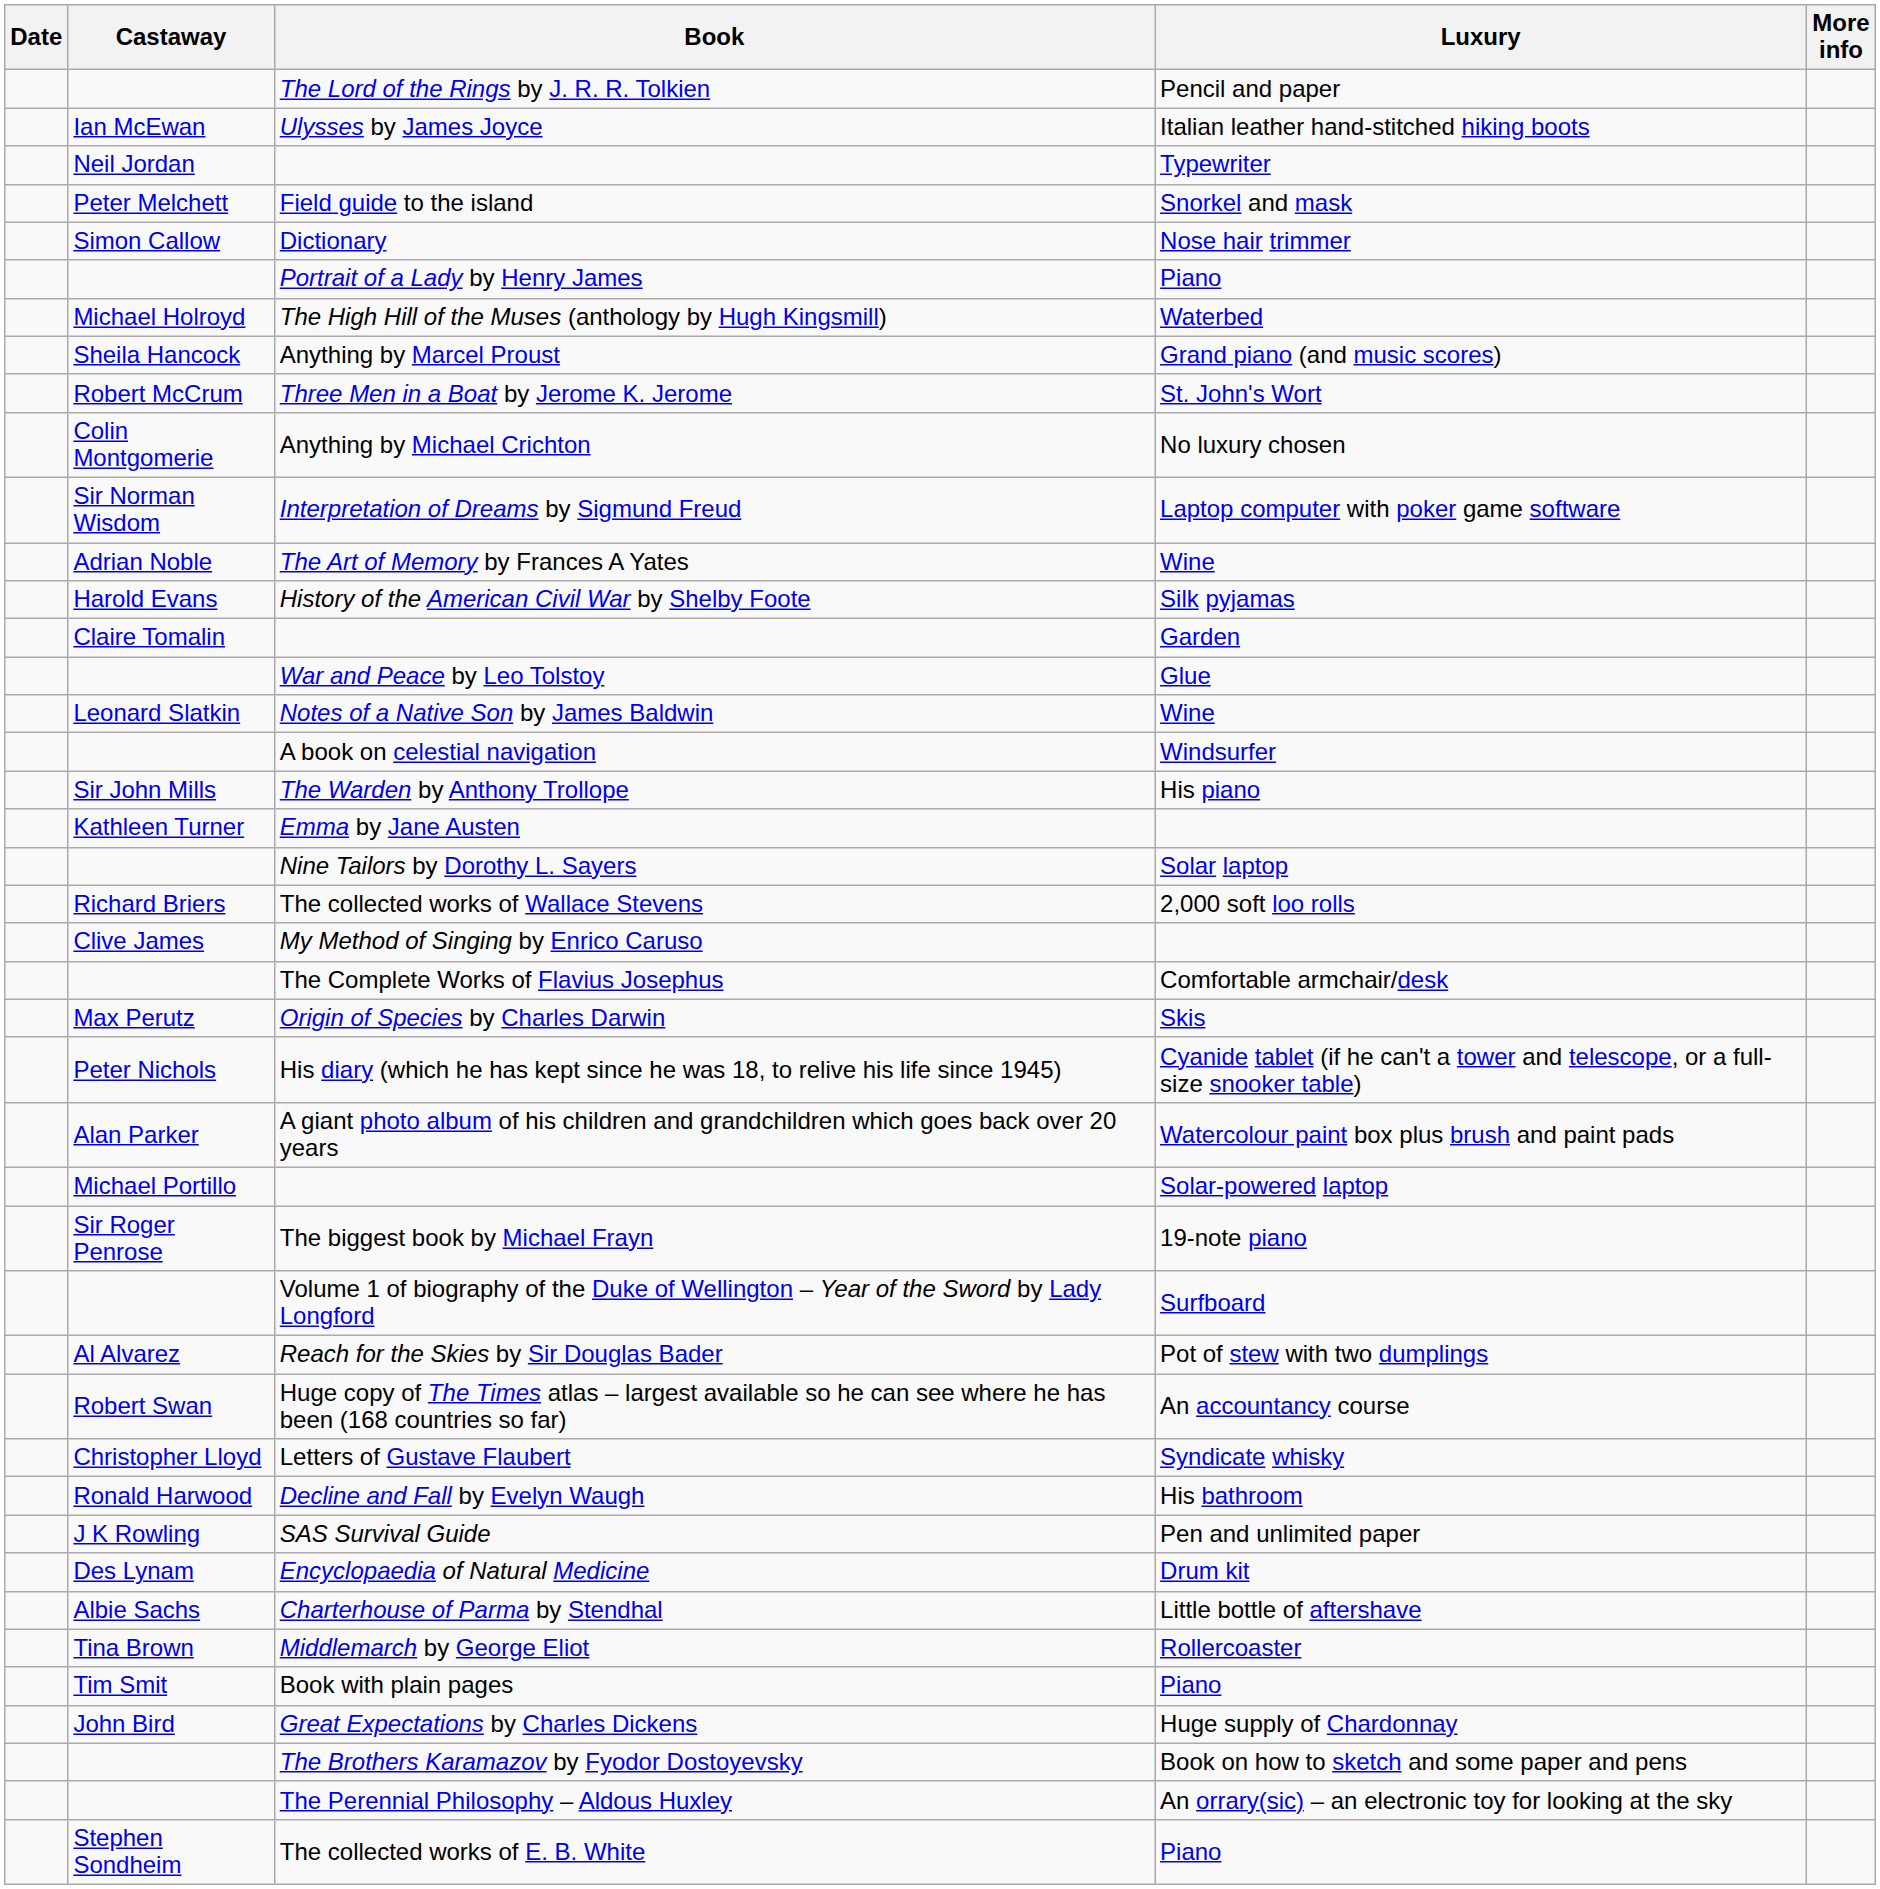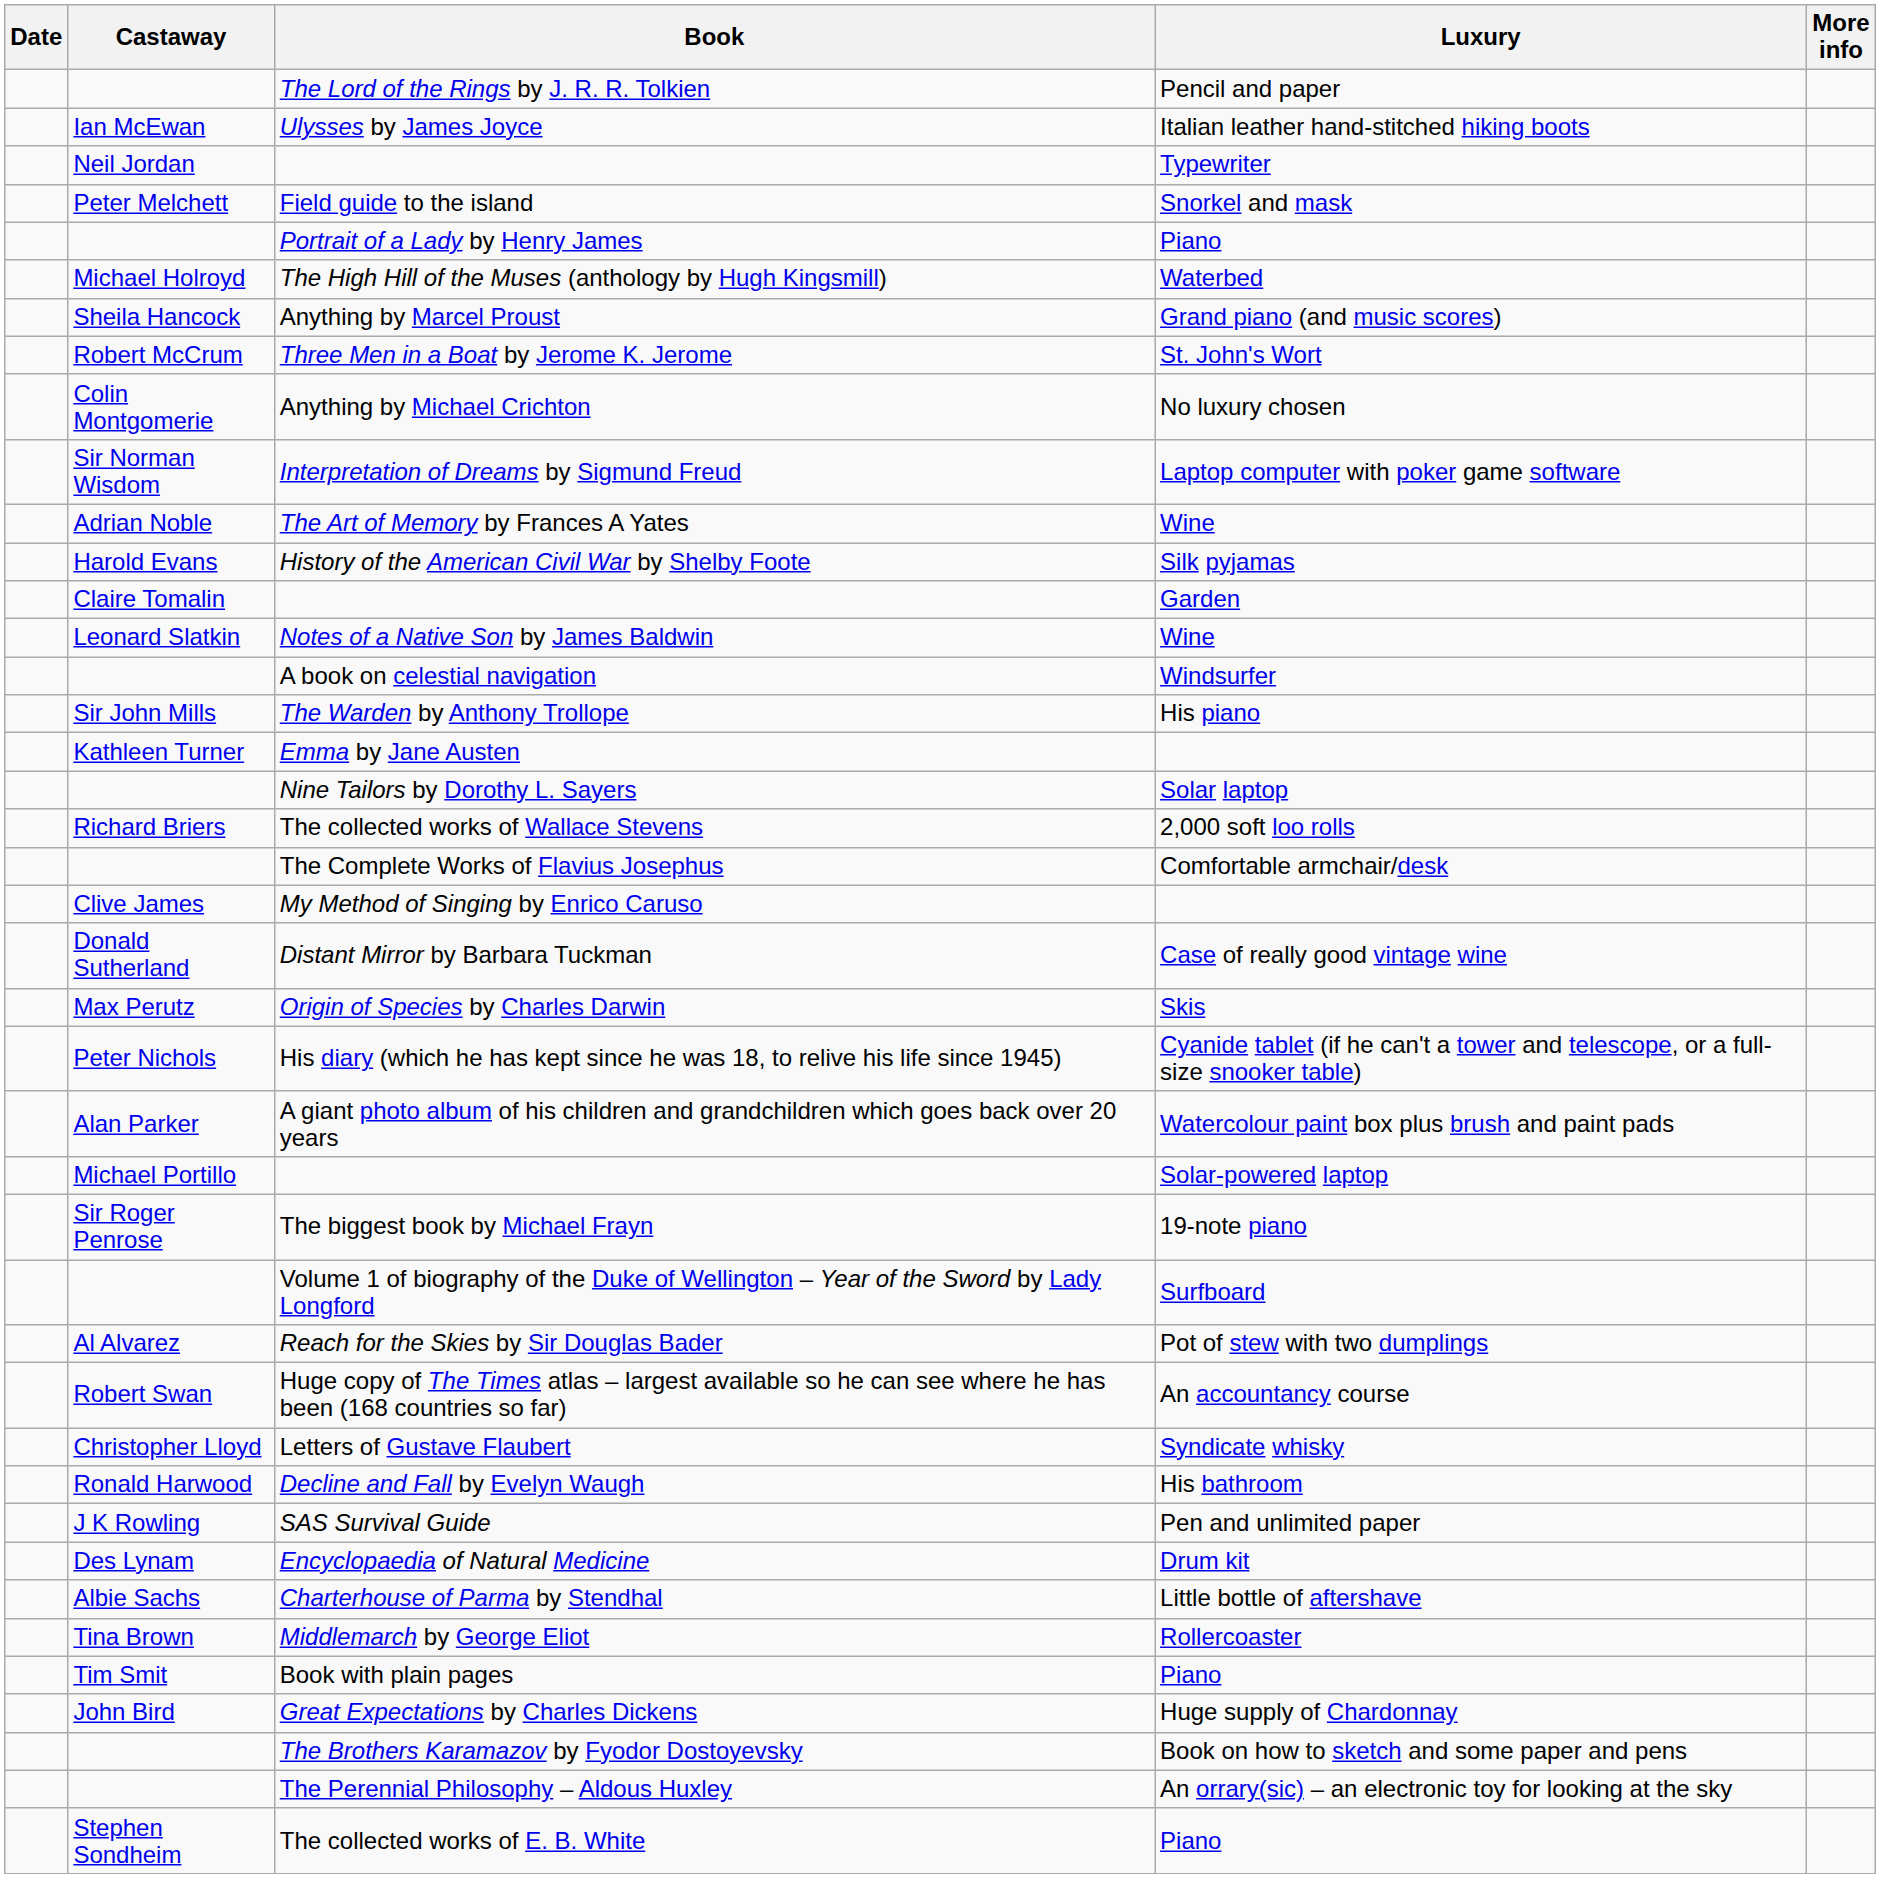- row: (333, 240)
- row: (442, 675)
rows swapped: (502, 979) <-> (491, 941)
+ row: (466, 955)
